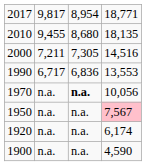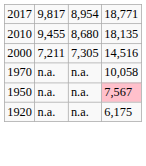- row: (20, 72)
(81, 92) bold -> (80, 72) normal
(121, 92) 10,056 -> (121, 72) 10,058
(118, 131) 6,174 -> (118, 111) 6,175
- row: (20, 151)
